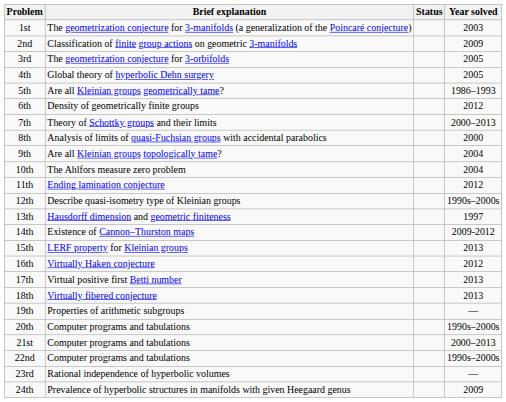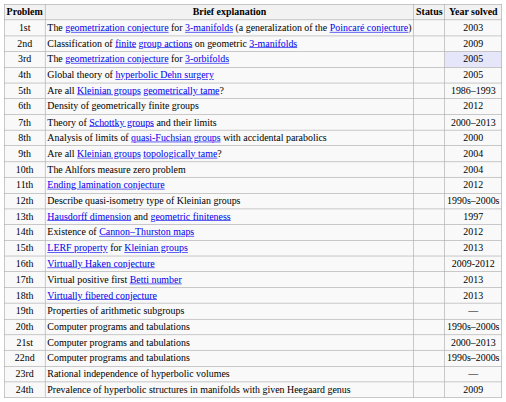(473, 59) no background -> (473, 59) lavender background
(473, 232) 2009-2012 -> (473, 232) 2012
(473, 264) 2012 -> (473, 264) 2009-2012
